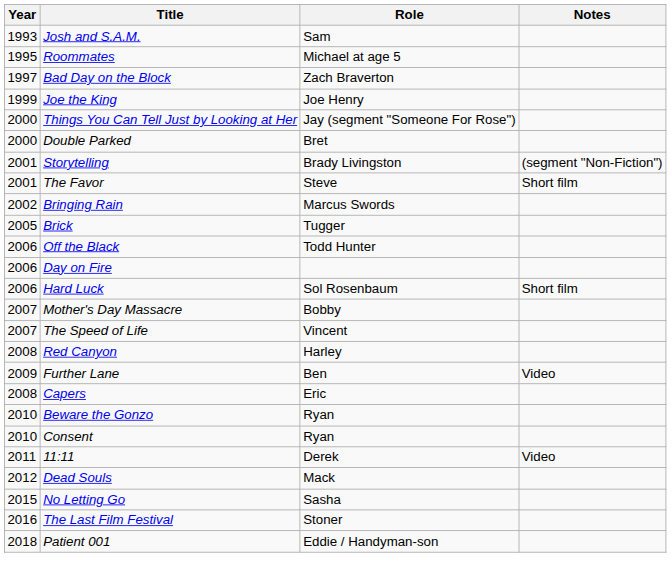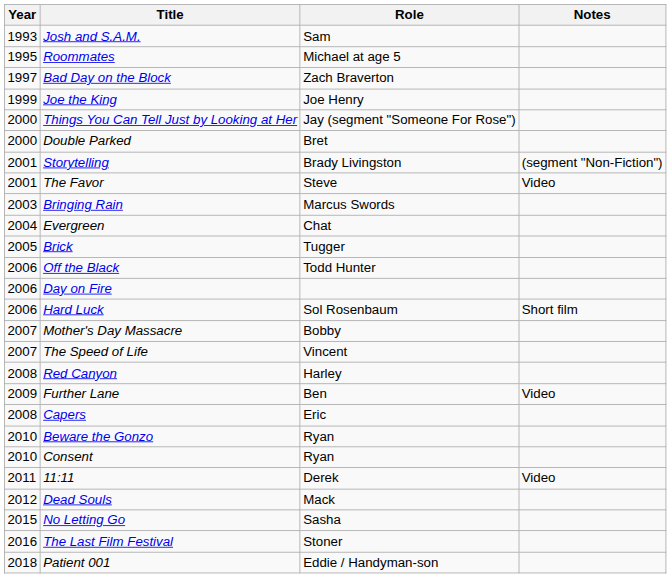(550, 183) Short film -> (539, 183) Video
(22, 204) 2002 -> (22, 204) 2003
+ row: (74, 225)
